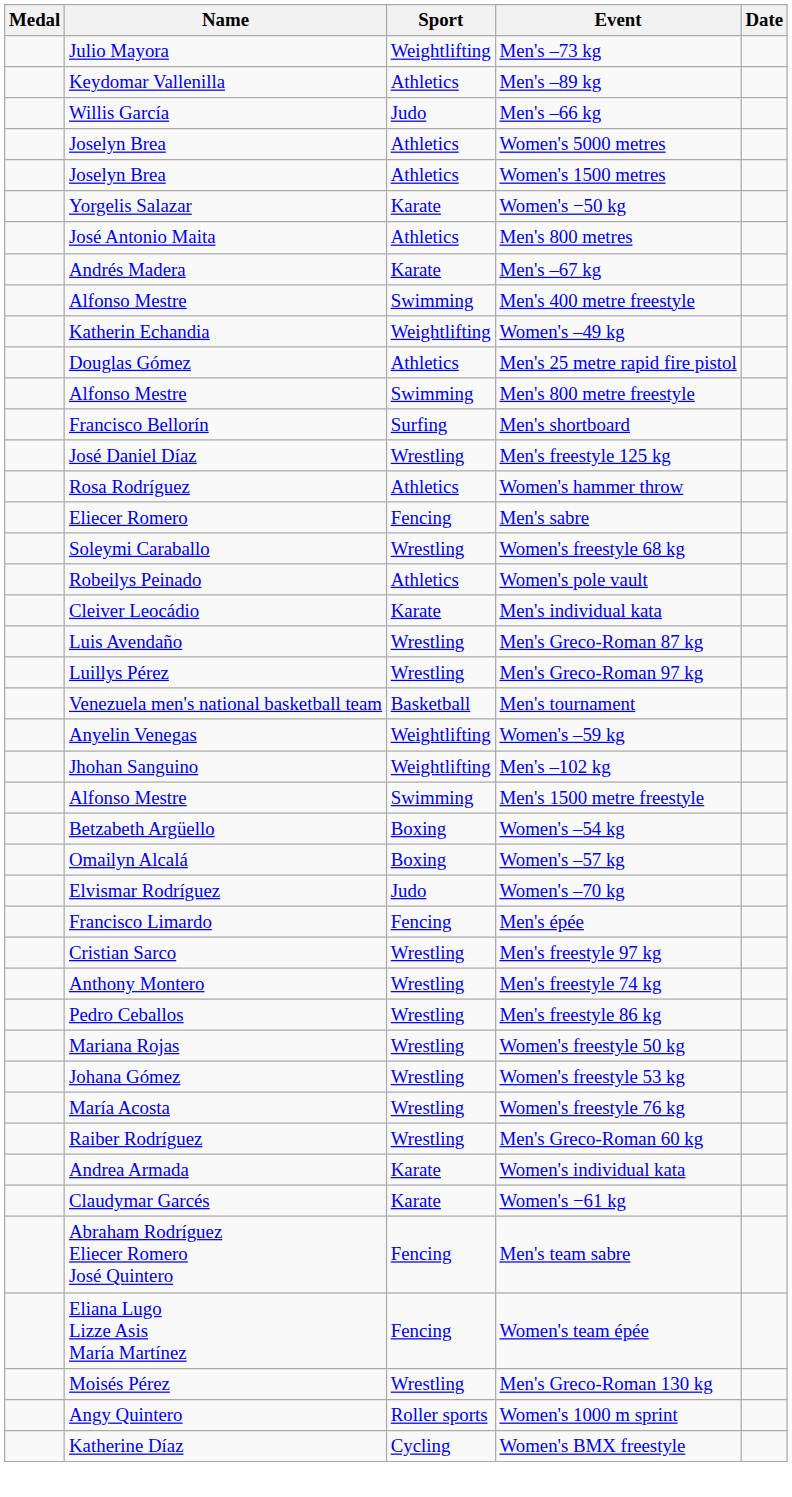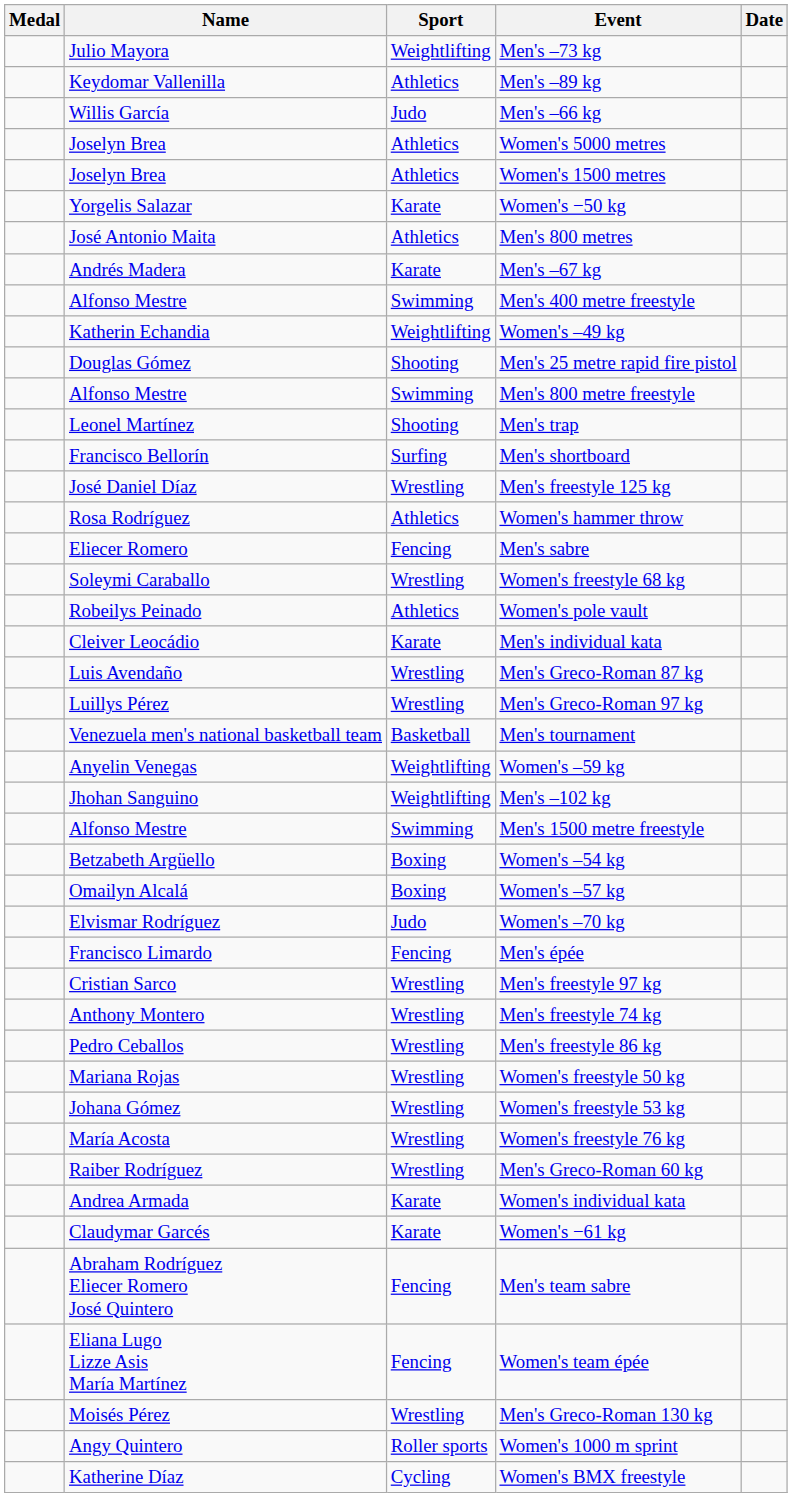(425, 362) Athletics -> (425, 362) Shooting
+ row: (539, 424)
